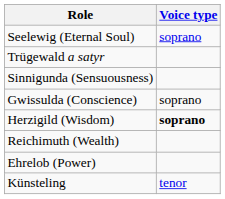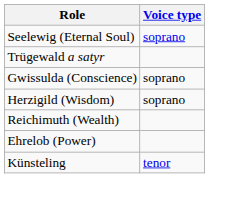- row: (80, 78)
(182, 120) bold -> (164, 99) normal
